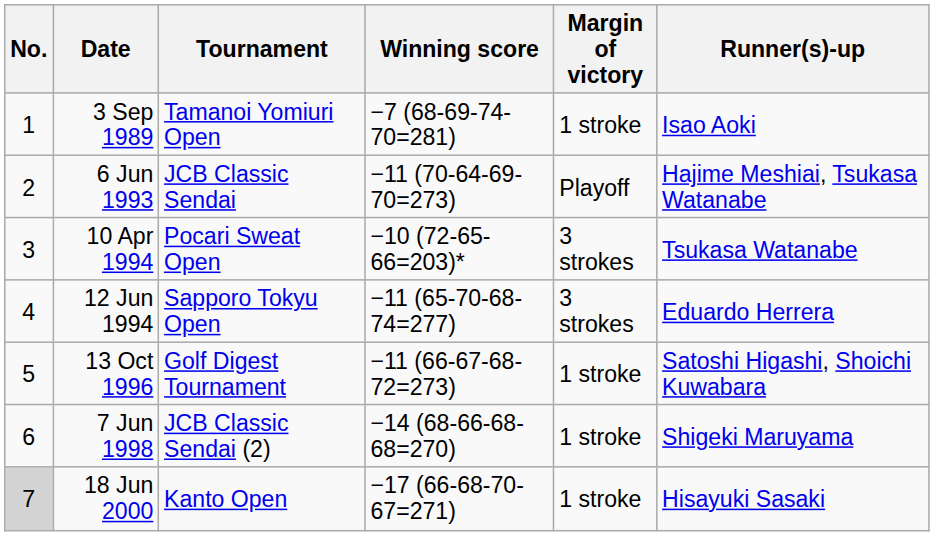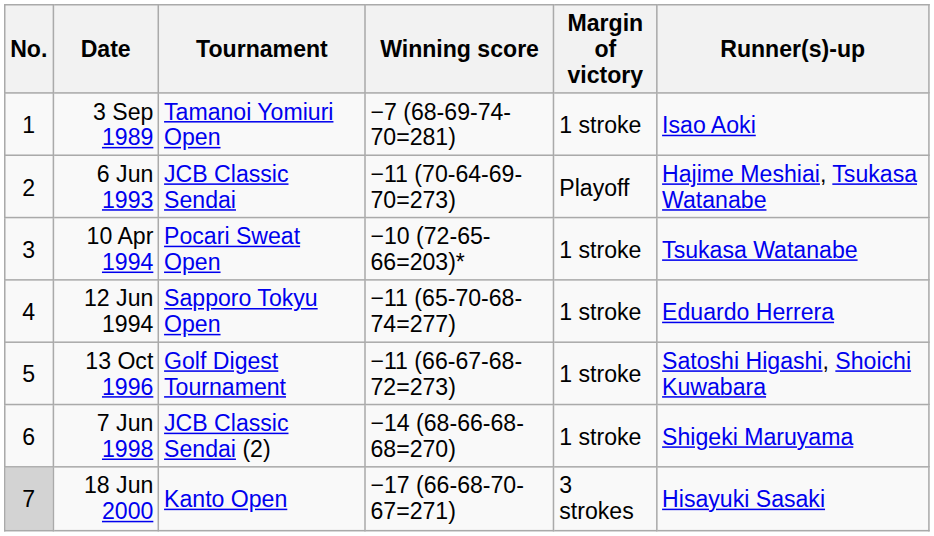(597, 249) 3 strokes -> (600, 249) 1 stroke
(597, 312) 3 strokes -> (600, 312) 1 stroke
(600, 499) 1 stroke -> (597, 499) 3 strokes
